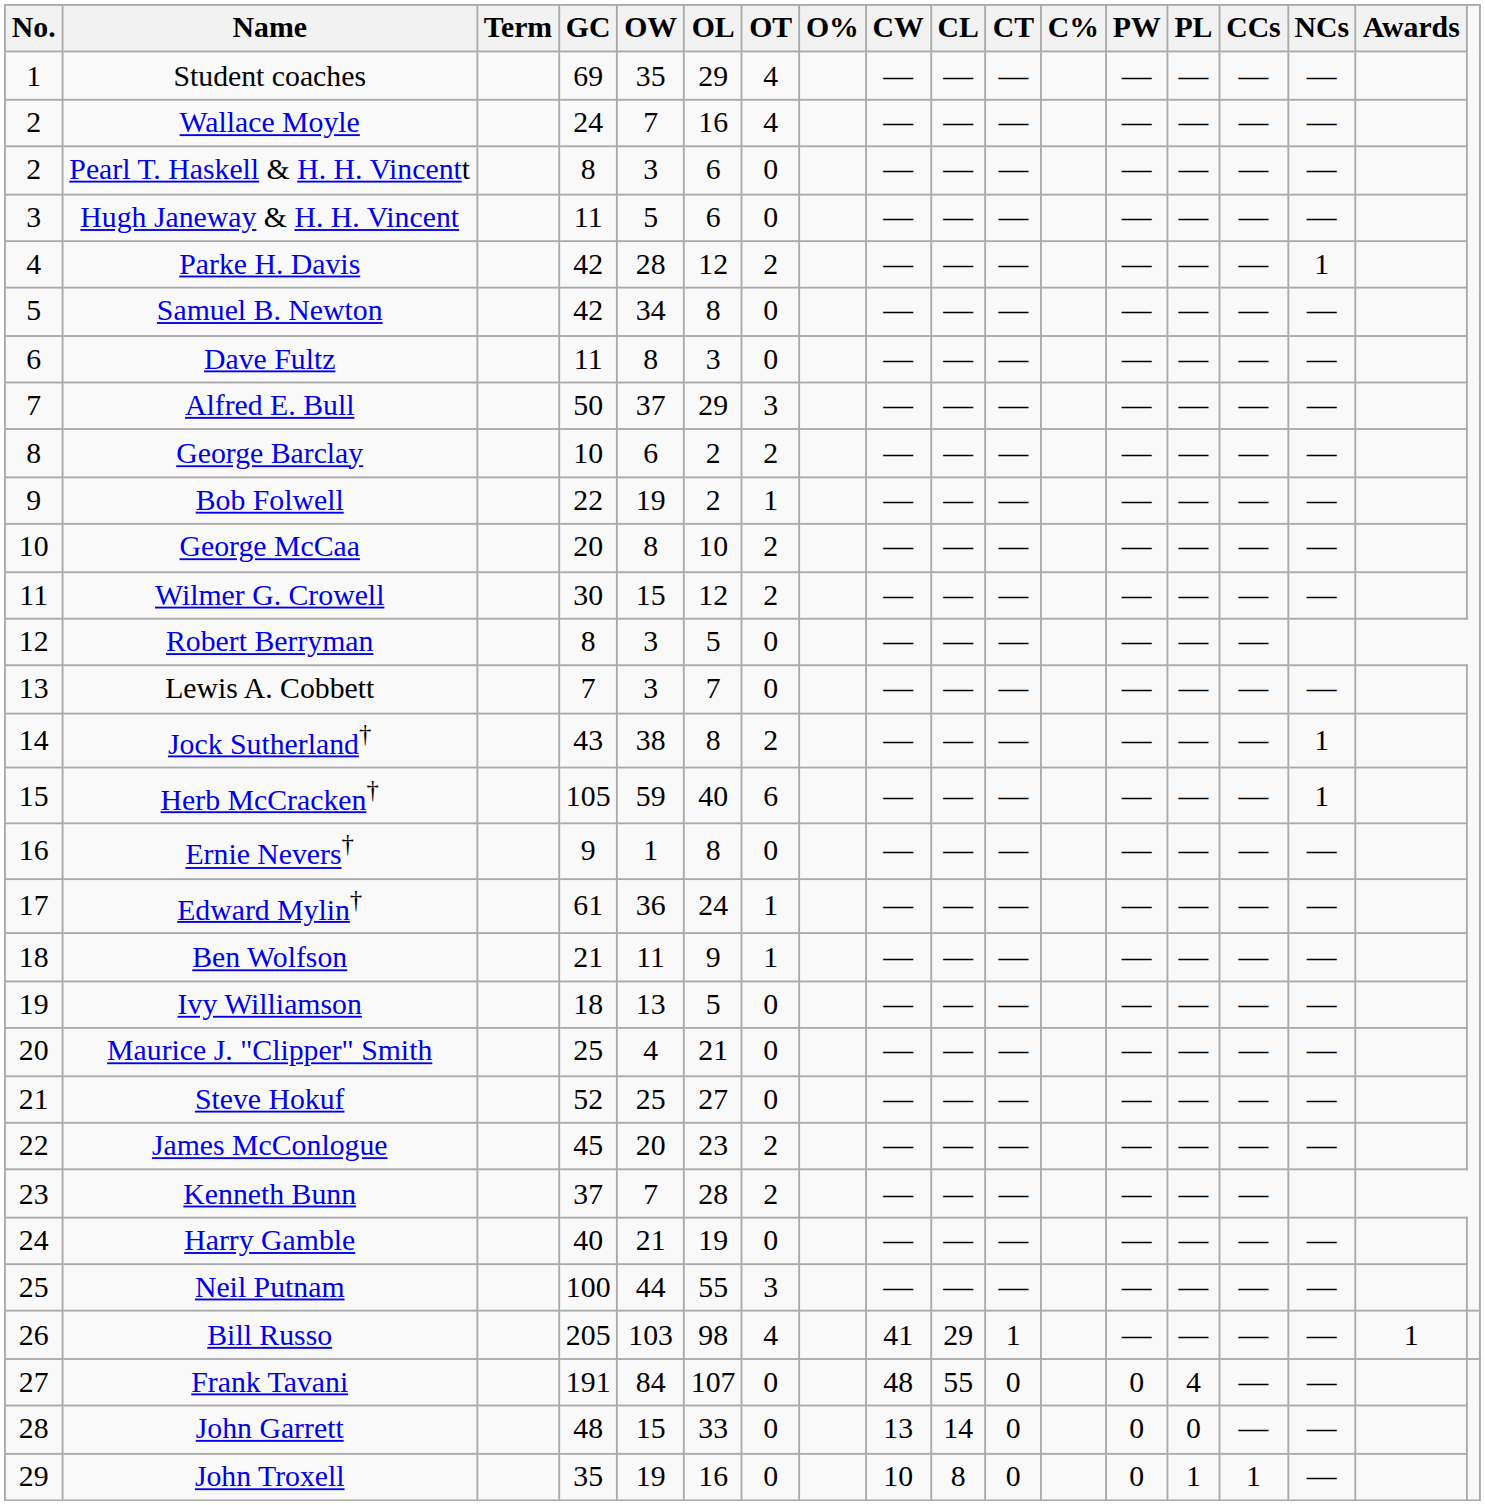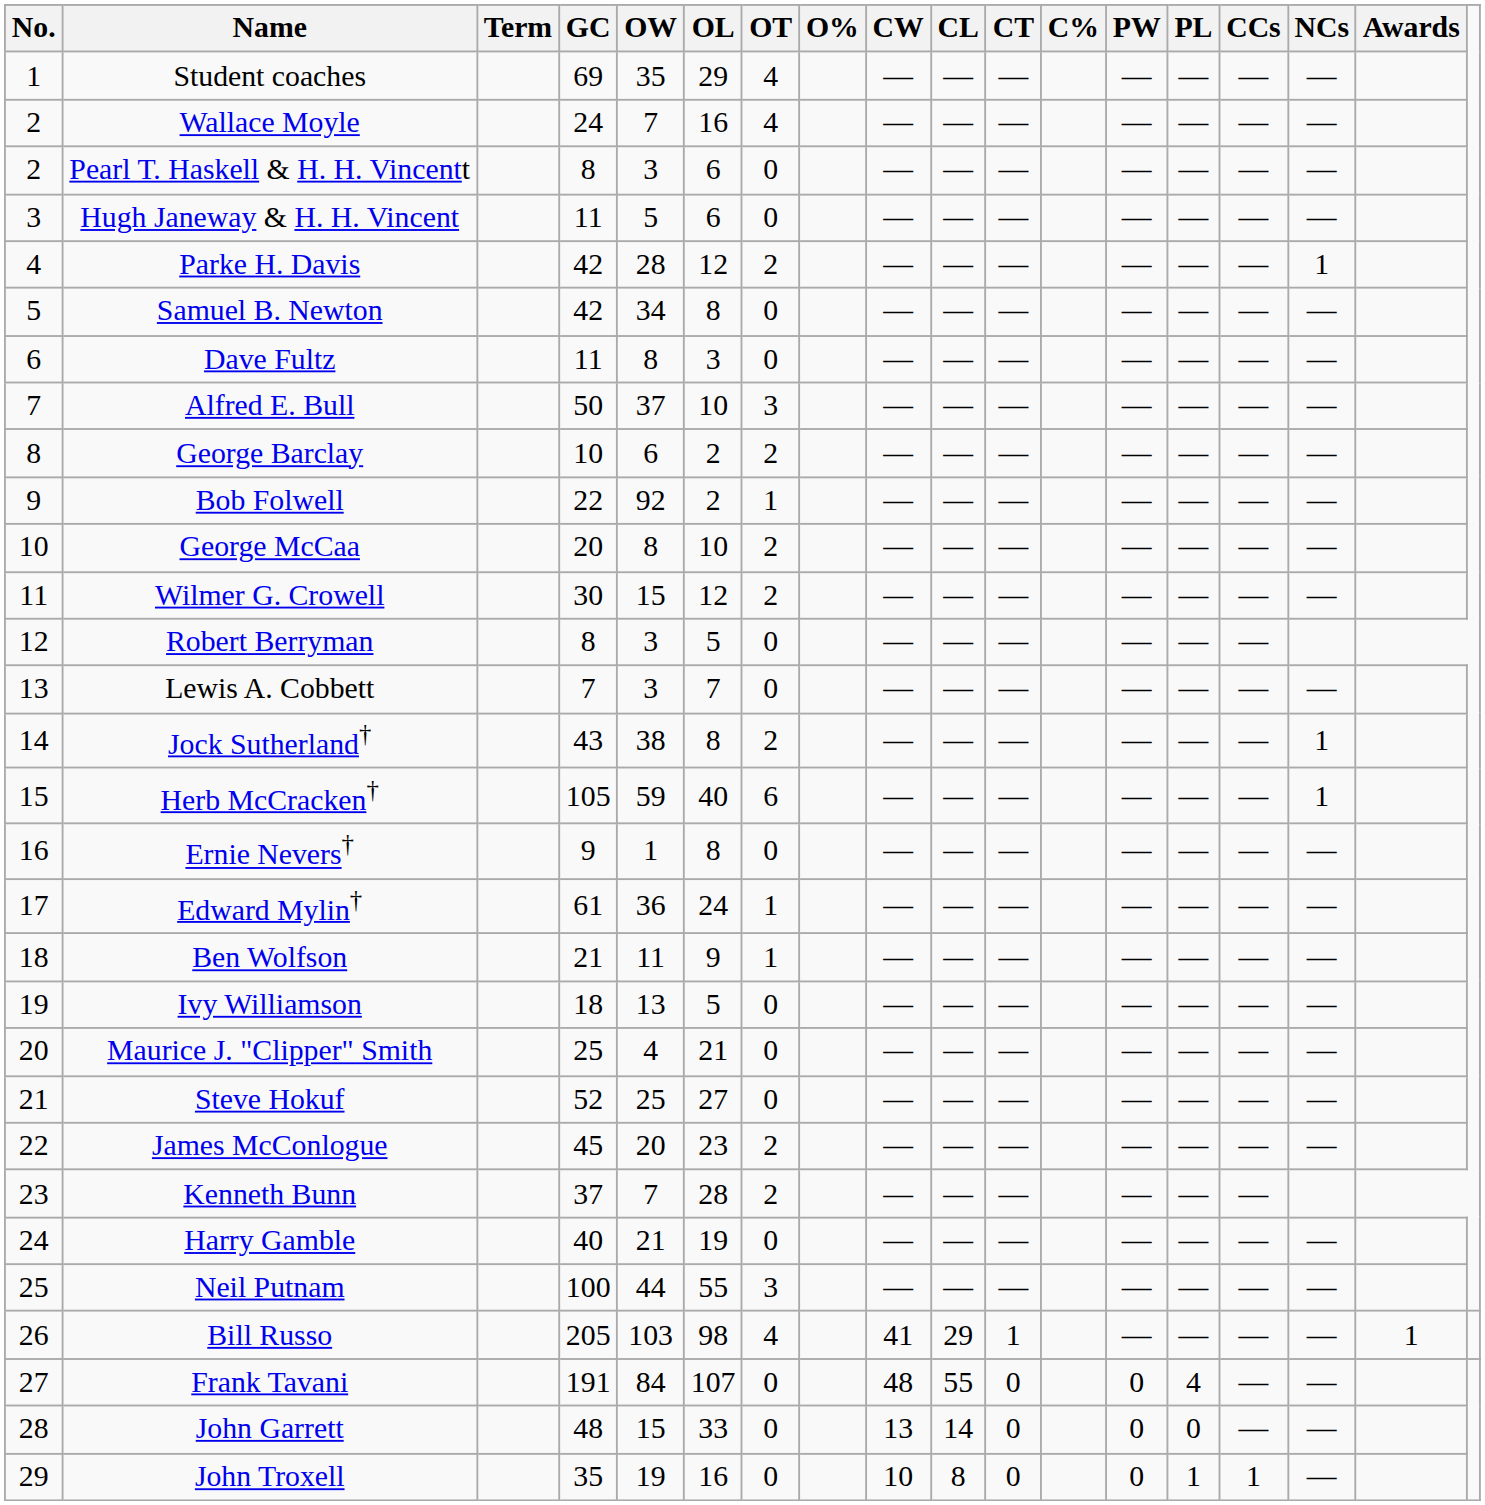(713, 405) 29 -> (713, 405) 10
(651, 500) 19 -> (651, 500) 92
